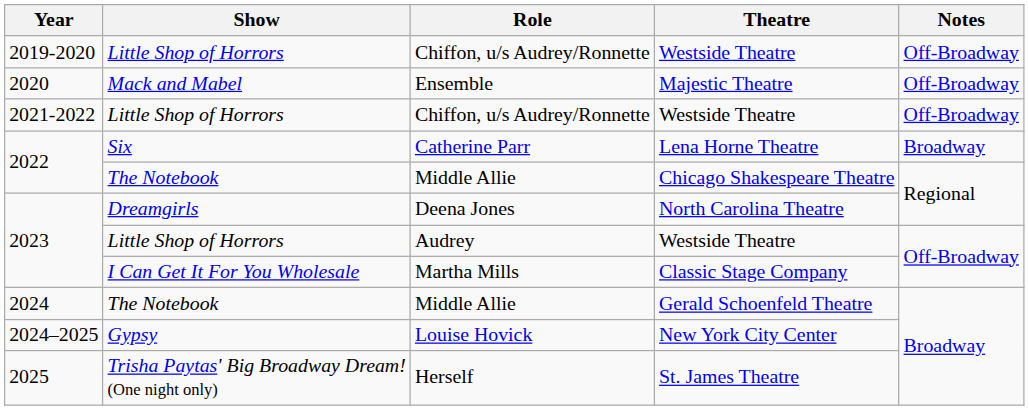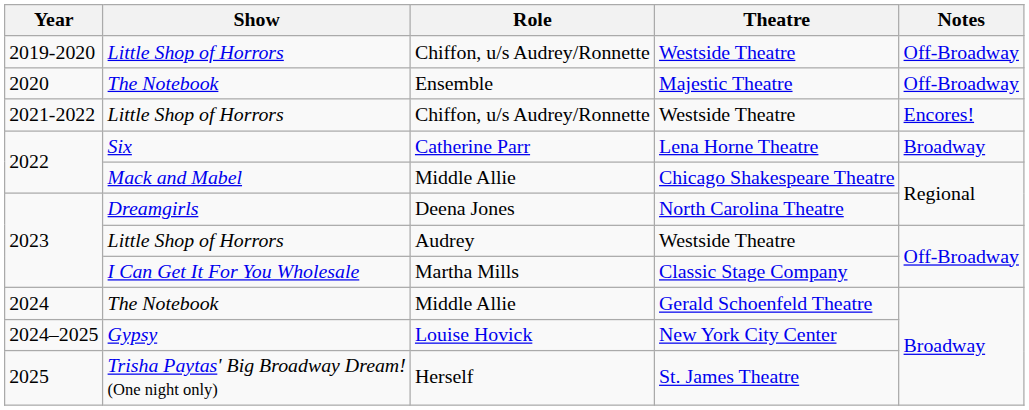(175, 83) Mack and Mabel -> (163, 83) The Notebook
(961, 114) Off-Broadway -> (939, 114) Encores!
(163, 177) The Notebook -> (175, 177) Mack and Mabel
